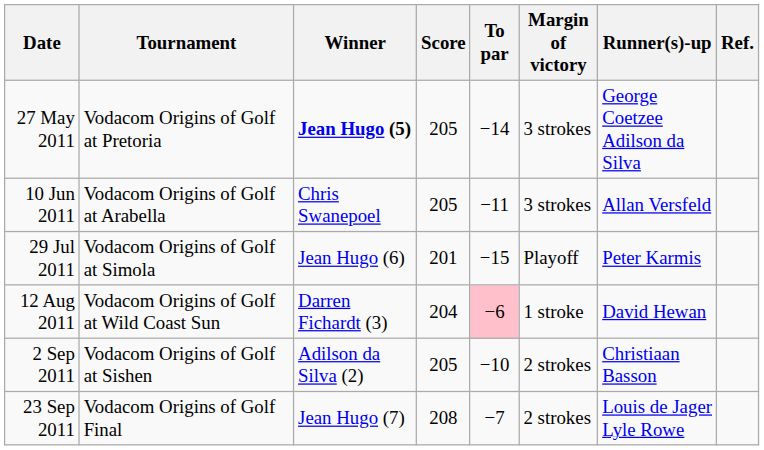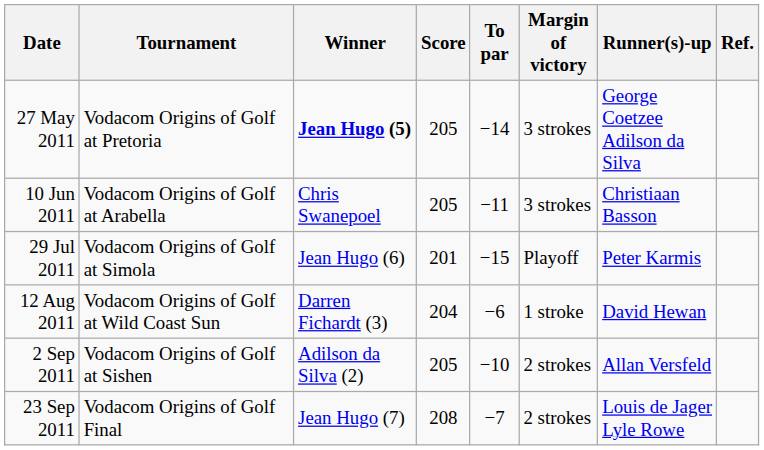(657, 205) Allan Versfeld -> (641, 205) Christiaan Basson
(495, 311) pink background -> (495, 311) no background
(641, 365) Christiaan Basson -> (657, 365) Allan Versfeld
